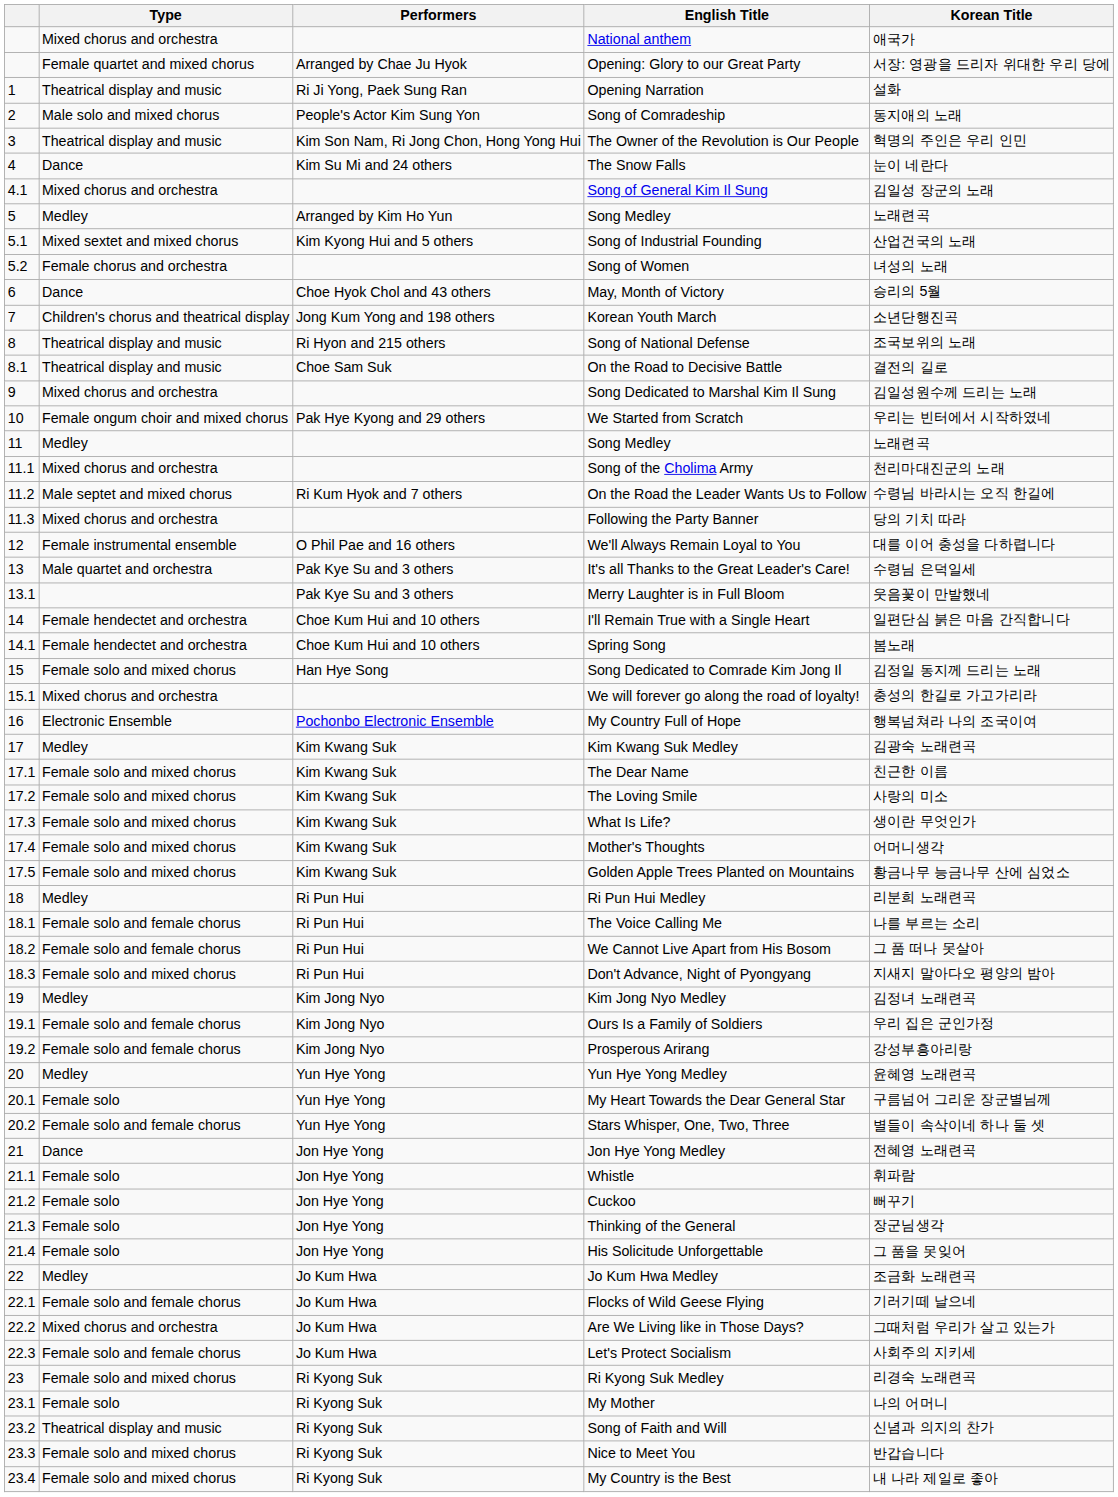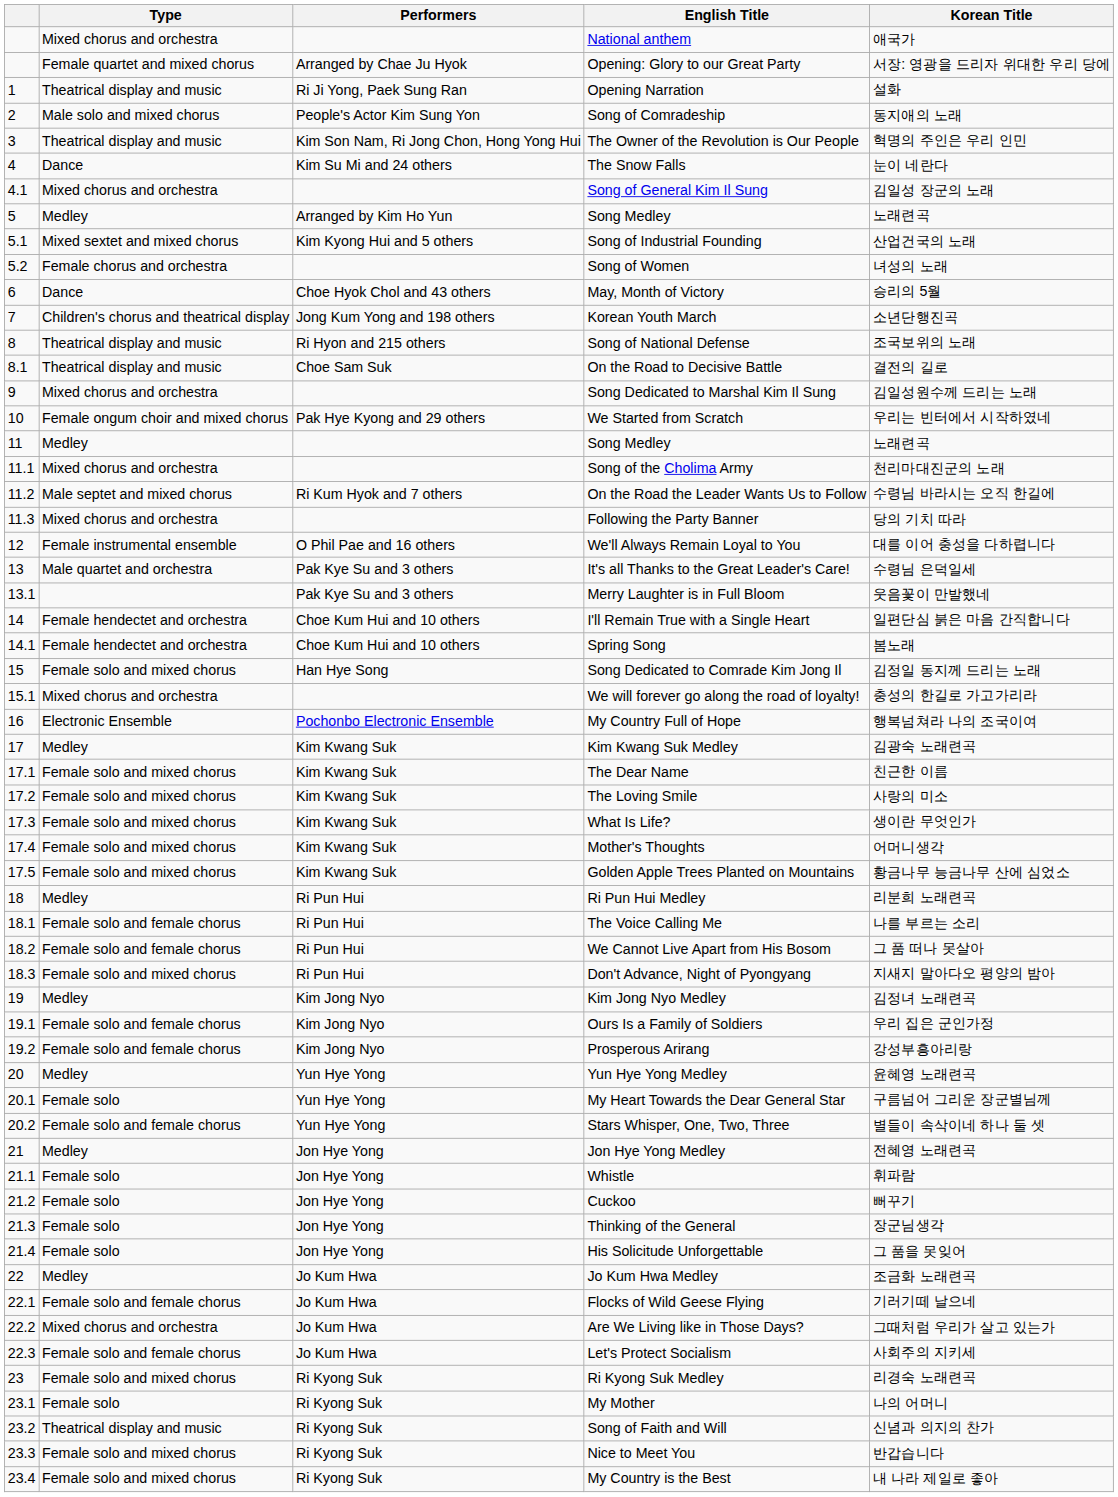(63, 1150) Dance -> (65, 1150) Medley
